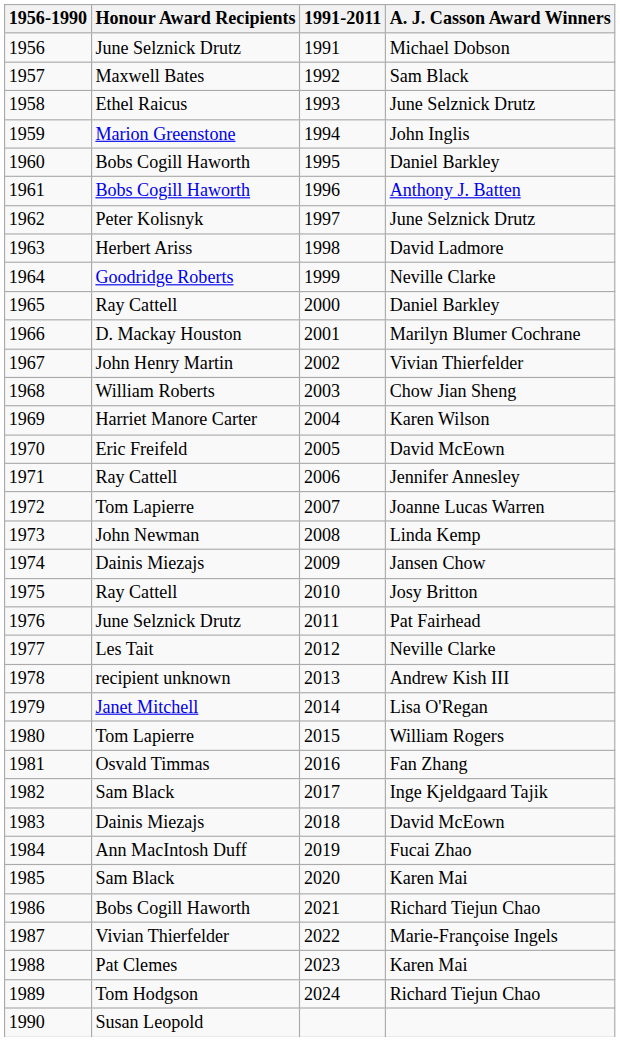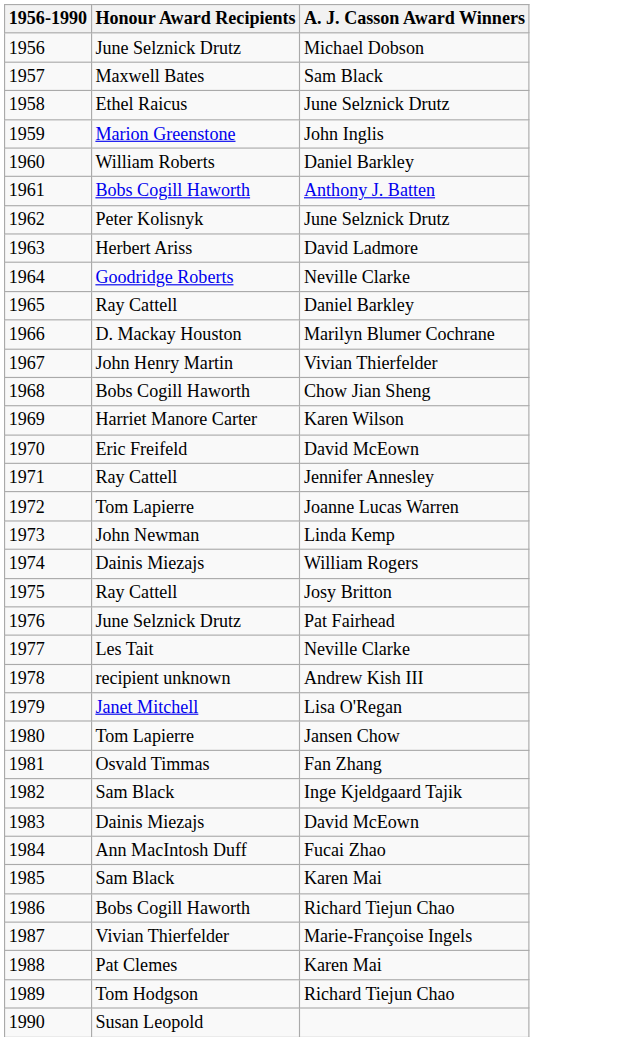- column: (343, 18)
(173, 162) Bobs Cogill Haworth -> (155, 162) William Roberts
(155, 391) William Roberts -> (173, 391) Bobs Cogill Haworth
(438, 563) Jansen Chow -> (361, 563) William Rogers
(447, 735) William Rogers -> (352, 735) Jansen Chow
